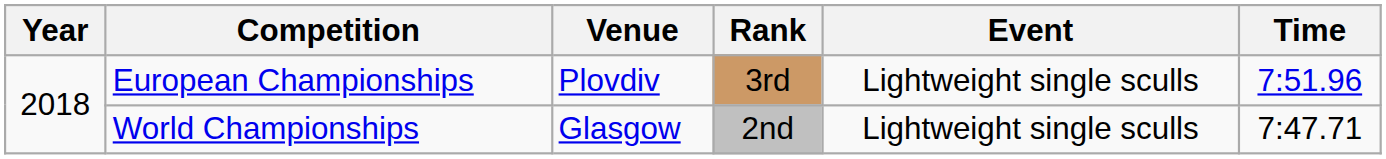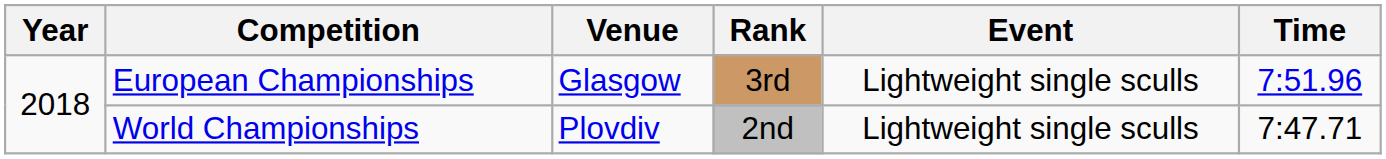(609, 80) Plovdiv -> (620, 80) Glasgow
(620, 129) Glasgow -> (609, 129) Plovdiv
